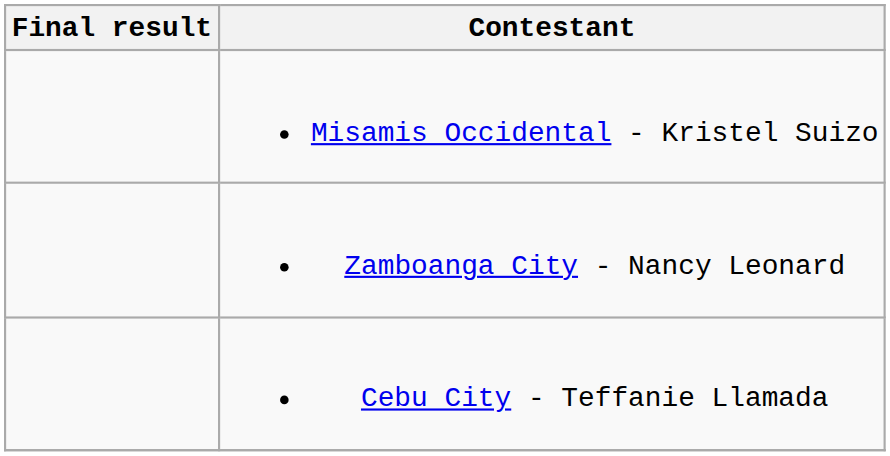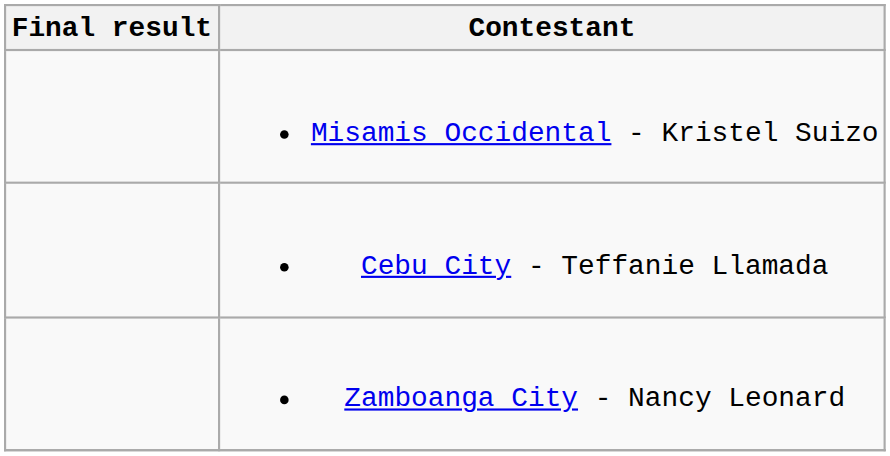rows swapped: (552, 266) <-> (552, 399)
